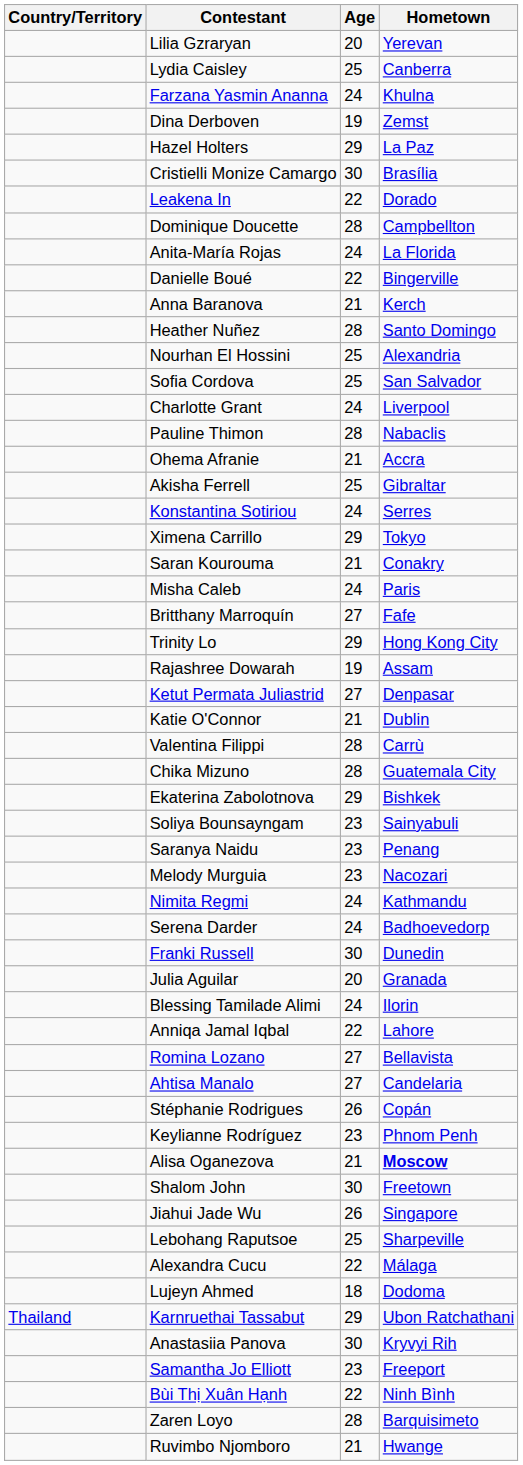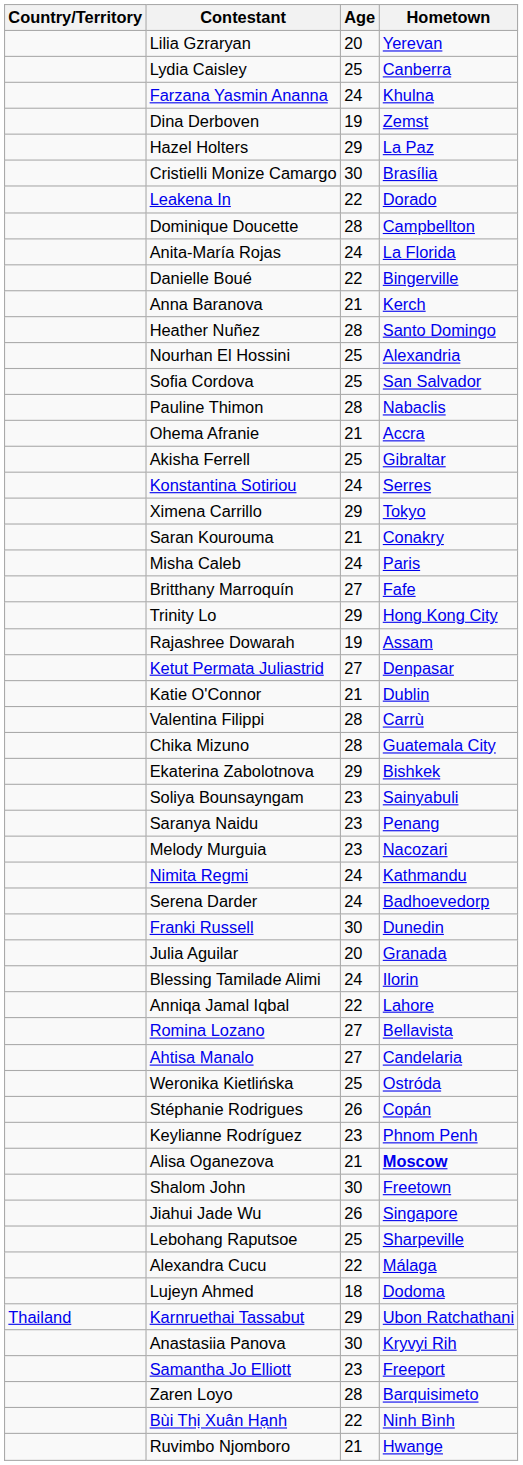- row: (206, 408)
+ row: (222, 1083)
rows swapped: (191, 1421) <-> (218, 1395)
